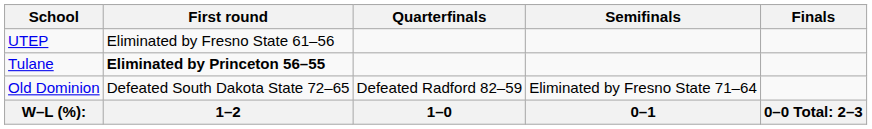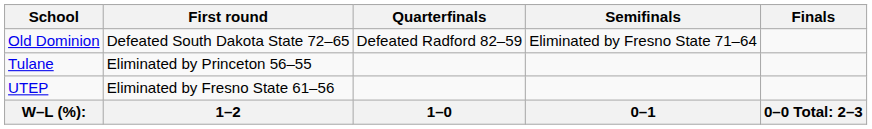rows swapped: (54, 89) <-> (28, 41)
(216, 65) bold -> (209, 65) normal
